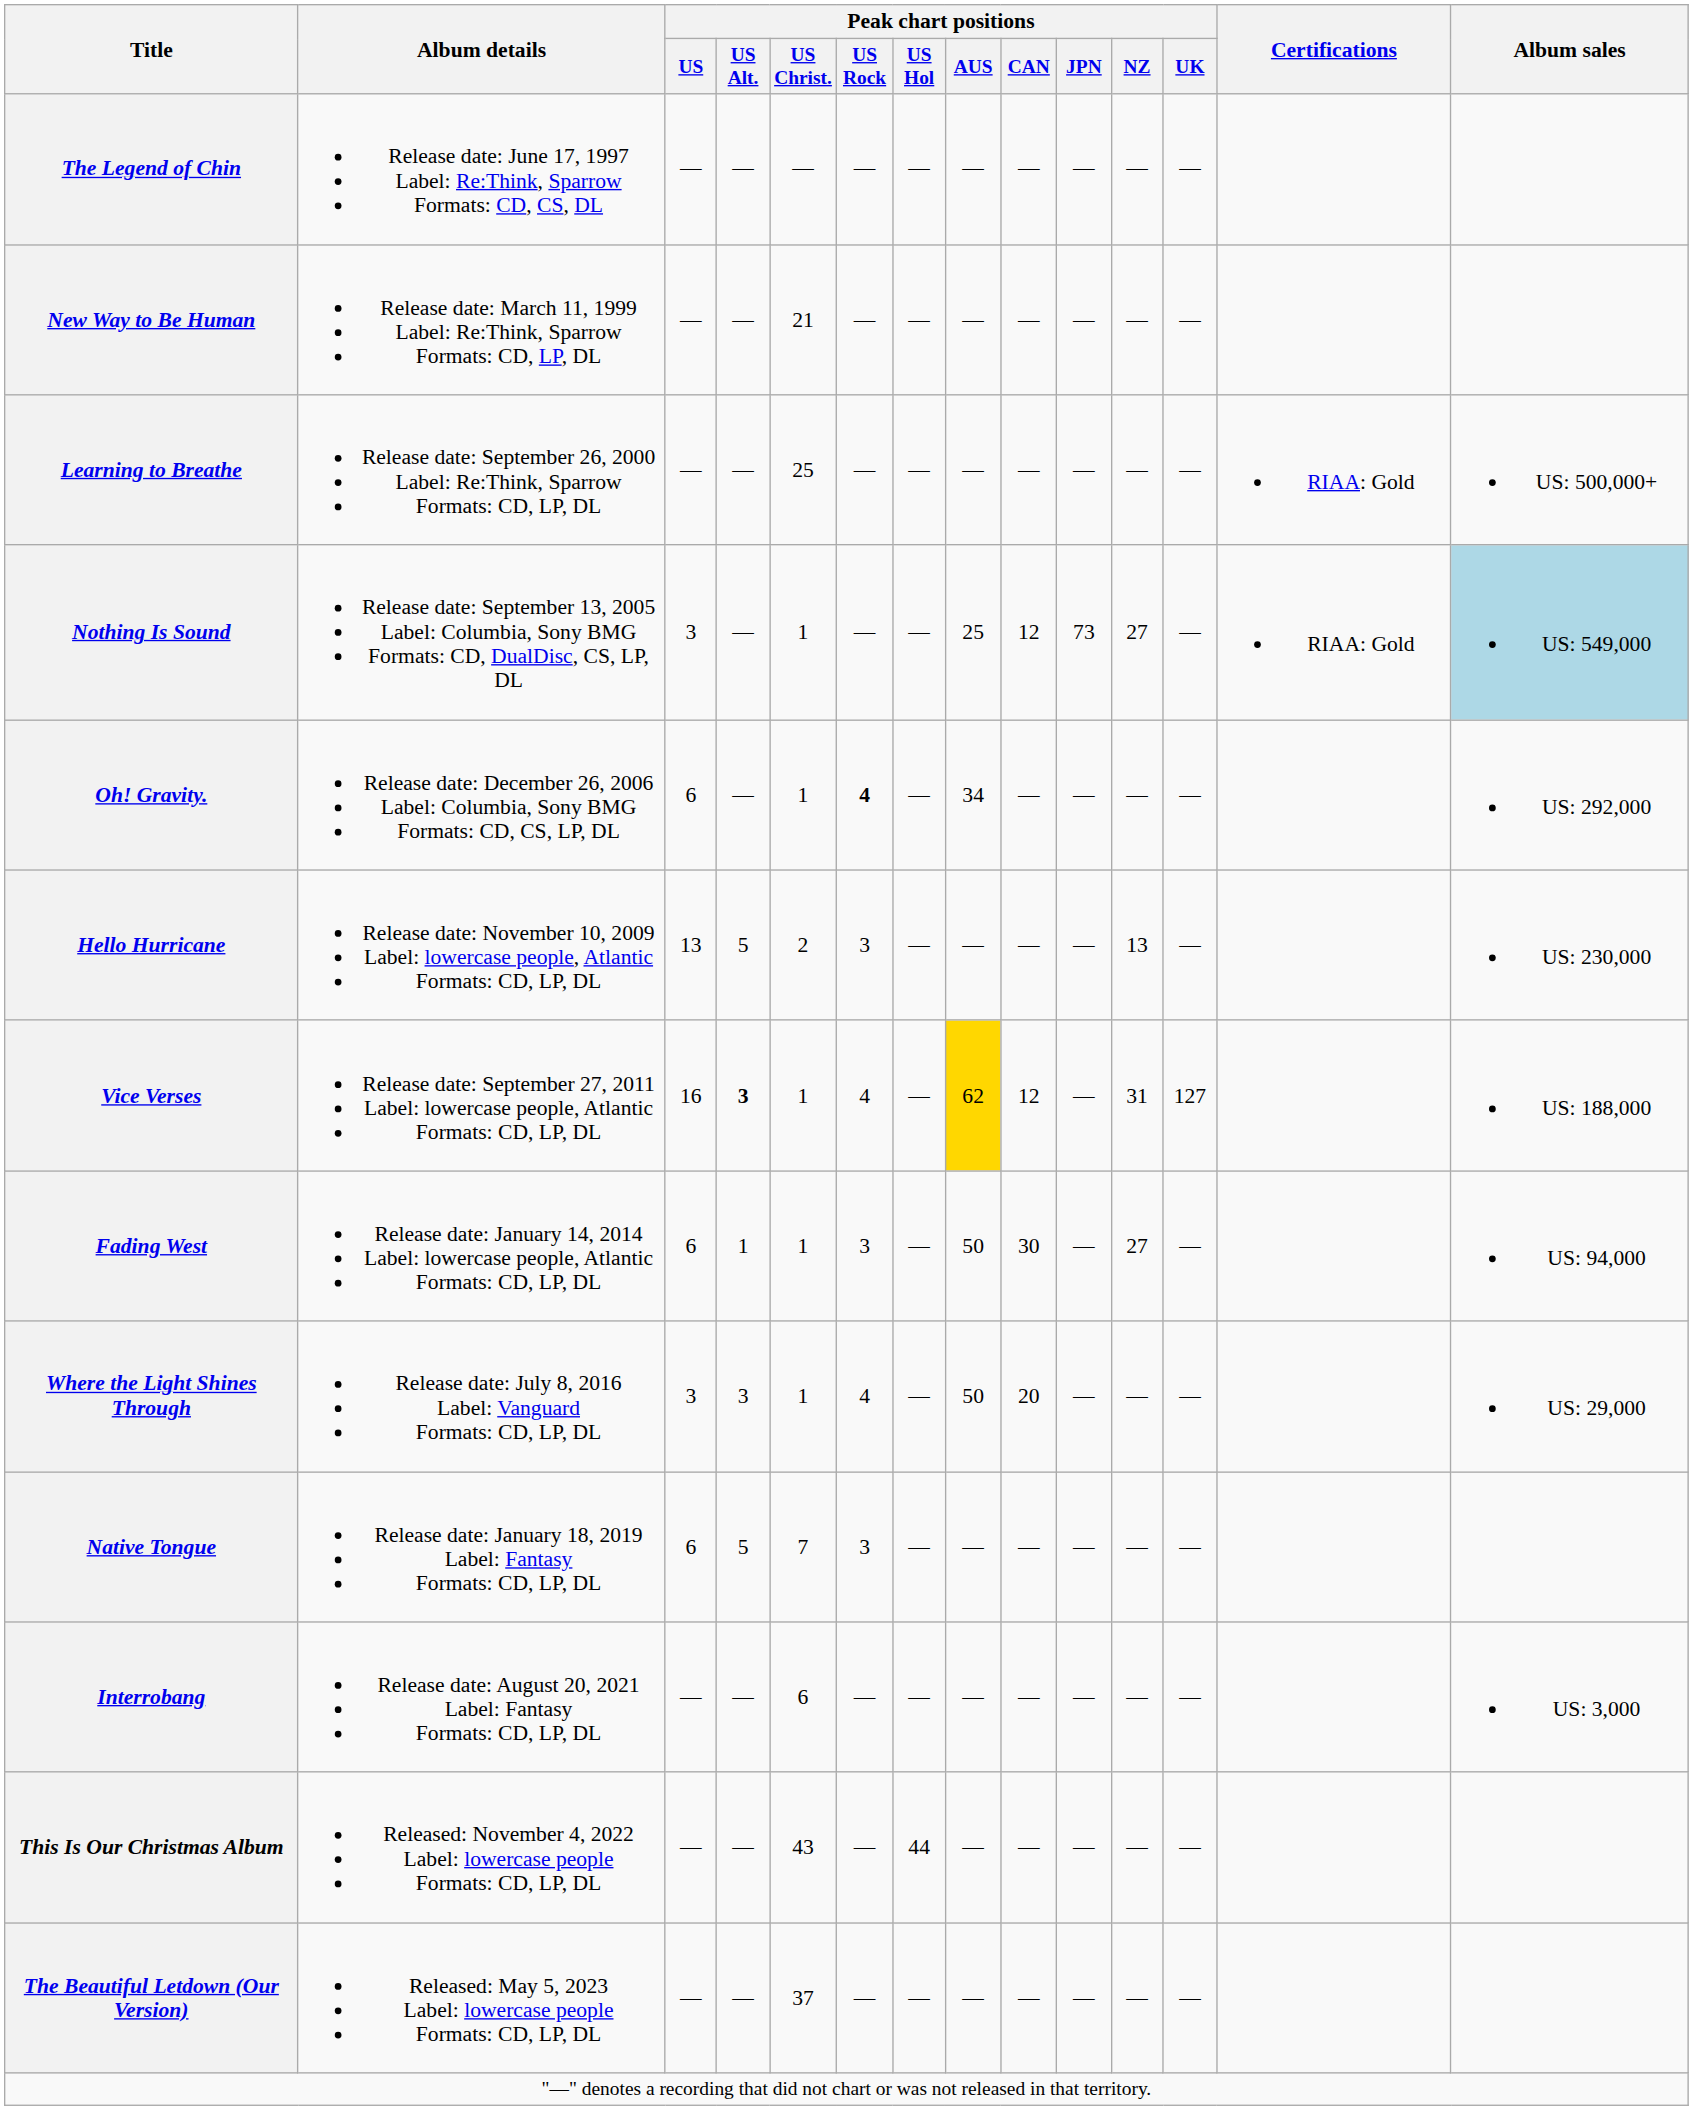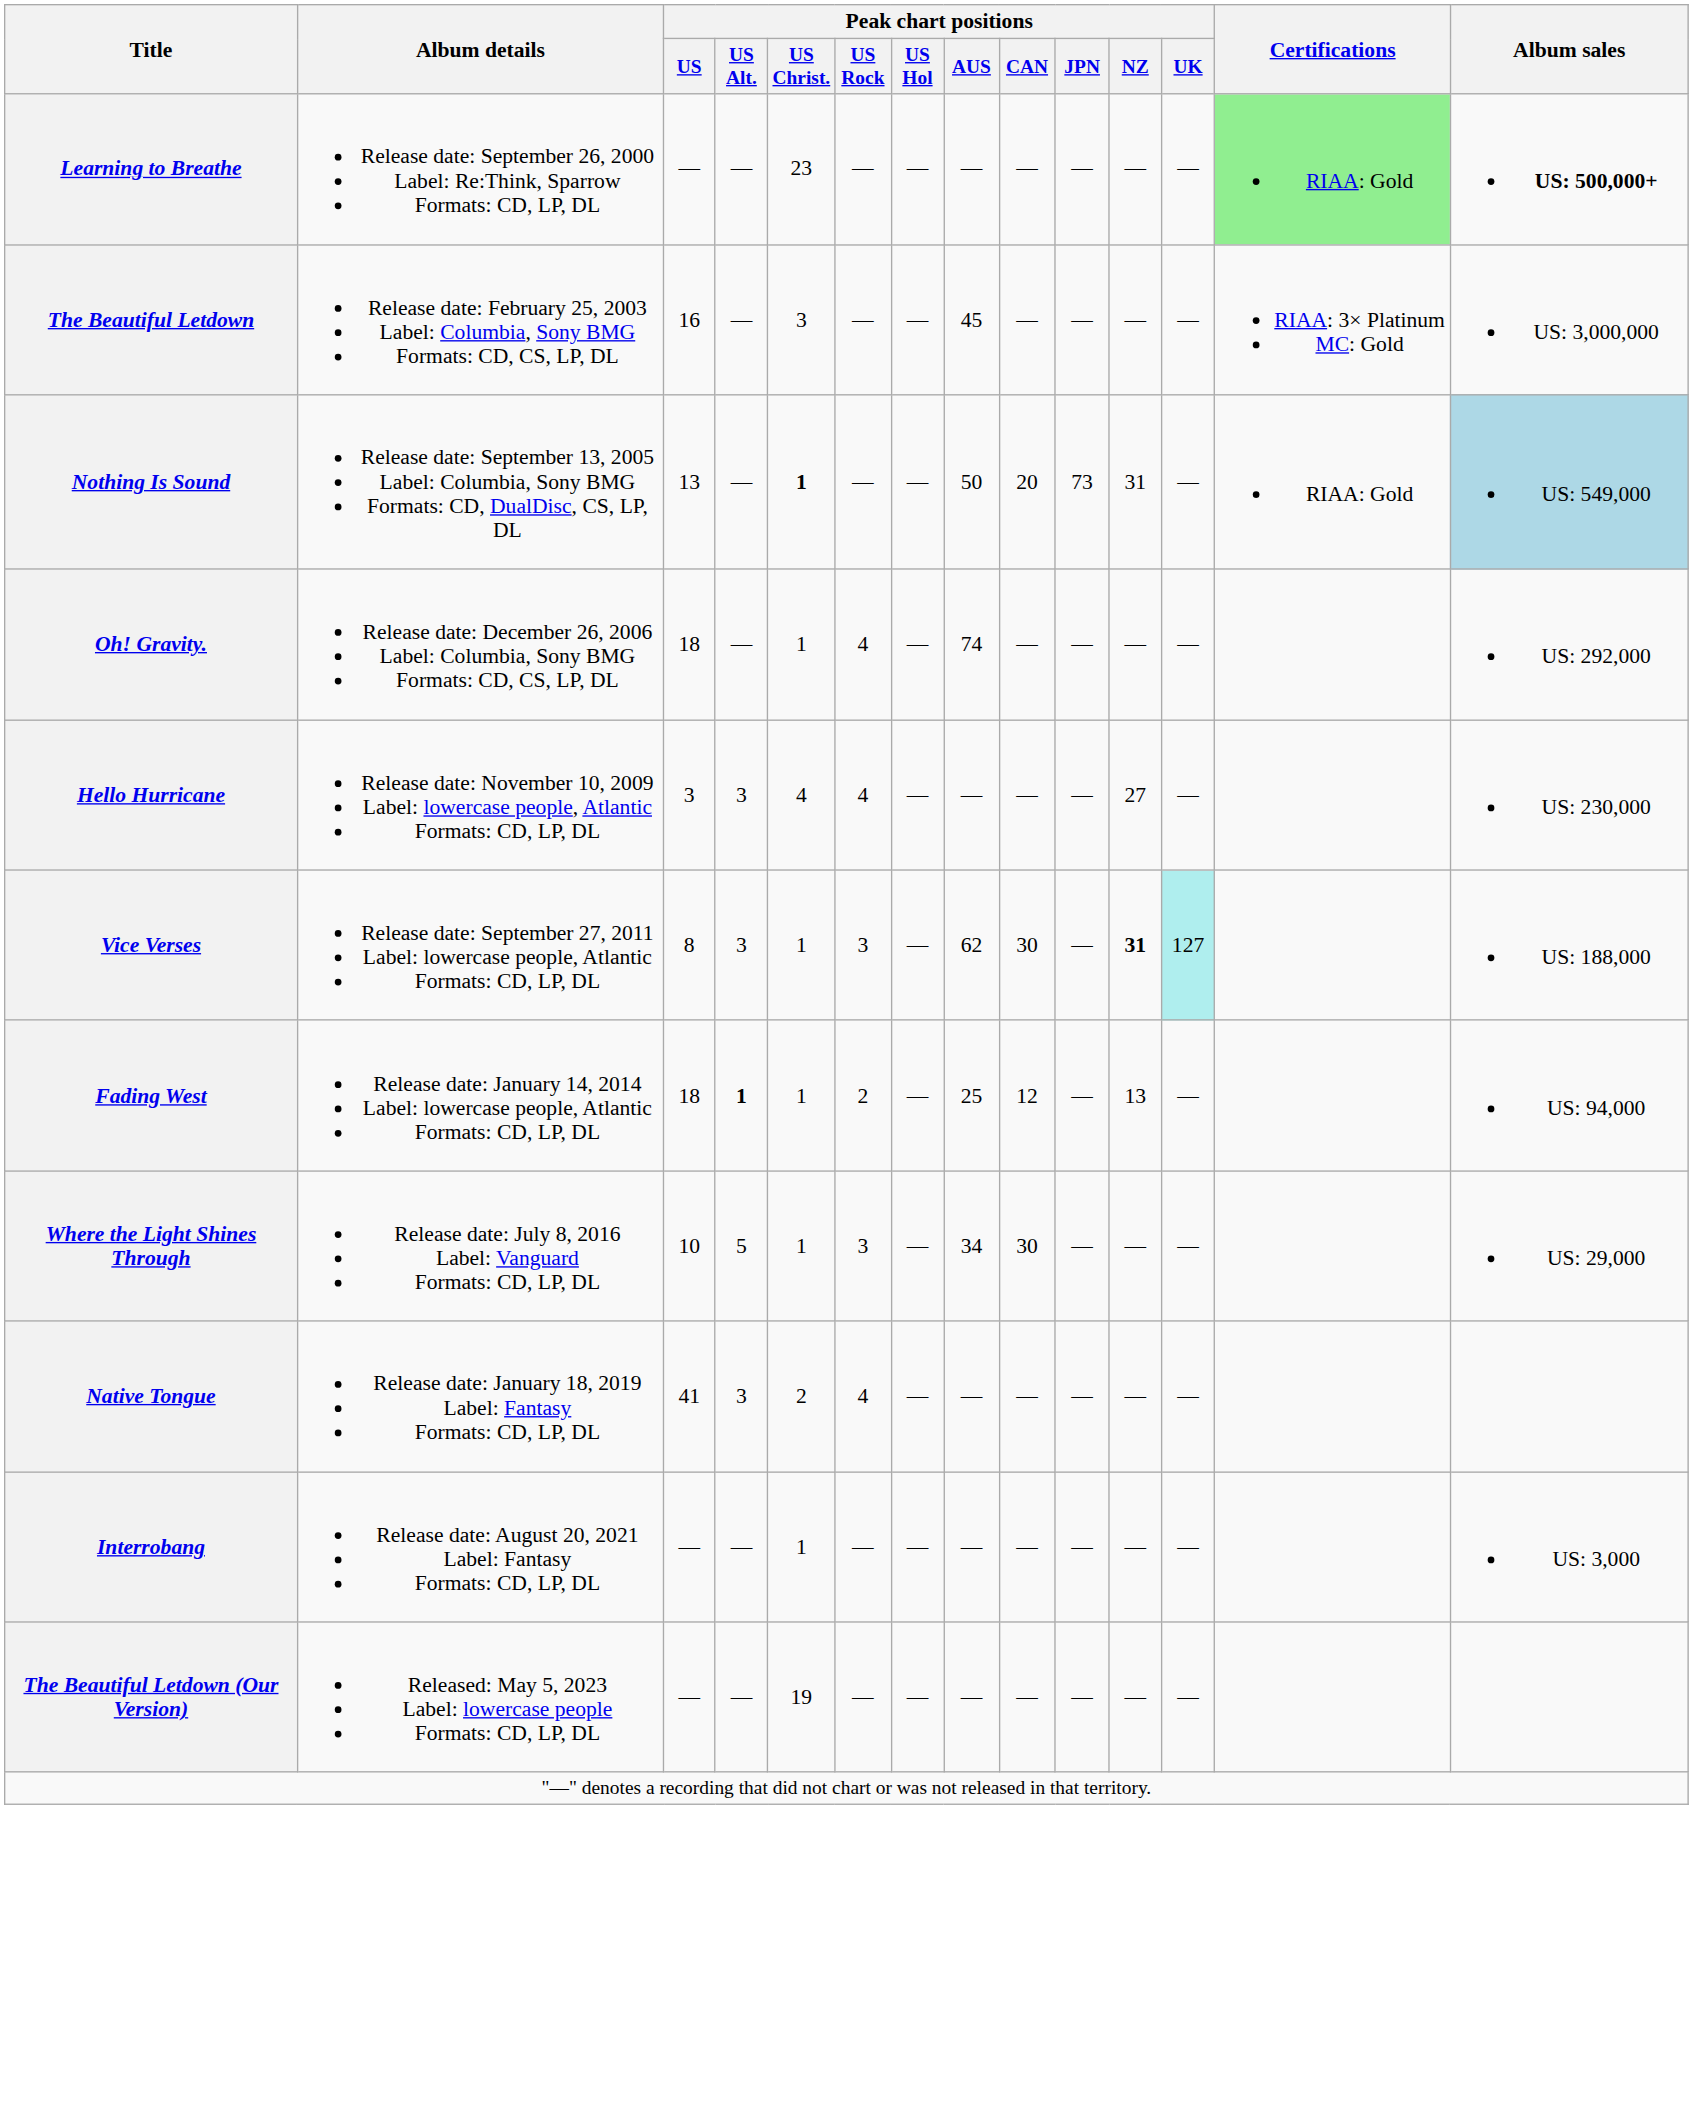- row: (151, 168)
- row: (151, 319)
(803, 469) 25 -> (801, 168) 23
(1334, 482) no background -> (1333, 181) lightgreen background
(1570, 482) normal -> (1569, 181) bold
+ row: (151, 319)
(691, 632) 3 -> (689, 481) 13
(803, 632) normal -> (801, 481) bold
(973, 632) 25 -> (971, 481) 50
(1029, 632) 12 -> (1027, 481) 20
(1137, 632) 27 -> (1135, 481) 31
(691, 794) 6 -> (689, 644) 18
(865, 794) bold -> (863, 644) normal
(973, 794) 34 -> (971, 644) 74
(691, 945) 13 -> (689, 794) 3
(743, 945) 5 -> (741, 794) 3
(803, 945) 2 -> (801, 794) 4
(865, 945) 3 -> (863, 794) 4
(1137, 945) 13 -> (1135, 794) 27
(691, 1095) 16 -> (689, 945) 8
(743, 1095) bold -> (741, 945) normal
(865, 1095) 4 -> (863, 945) 3
(973, 1095) gold background -> (971, 945) no background
(1029, 1095) 12 -> (1027, 945) 30
(1137, 1095) normal -> (1135, 945) bold
(1190, 1095) no background -> (1188, 945) paleturquoise background
(691, 1245) 6 -> (689, 1095) 18
(743, 1245) normal -> (741, 1095) bold
(865, 1245) 3 -> (863, 1095) 2
(973, 1245) 50 -> (971, 1095) 25
(1029, 1245) 30 -> (1027, 1095) 12
(1137, 1245) 27 -> (1135, 1095) 13
(691, 1396) 3 -> (689, 1245) 10
(743, 1396) 3 -> (741, 1245) 5
(865, 1396) 4 -> (863, 1245) 3
(973, 1396) 50 -> (971, 1245) 34
(1029, 1396) 20 -> (1027, 1245) 30
(691, 1546) 6 -> (689, 1396) 41
(743, 1546) 5 -> (741, 1396) 3
(803, 1546) 7 -> (801, 1396) 2
(865, 1546) 3 -> (863, 1396) 4
(803, 1696) 6 -> (801, 1546) 1
- row: (151, 1847)
(803, 1997) 37 -> (801, 1696) 19
